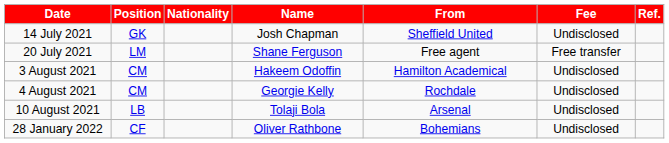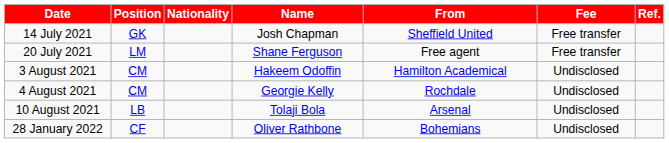(586, 33) Undisclosed -> (586, 33) Free transfer
